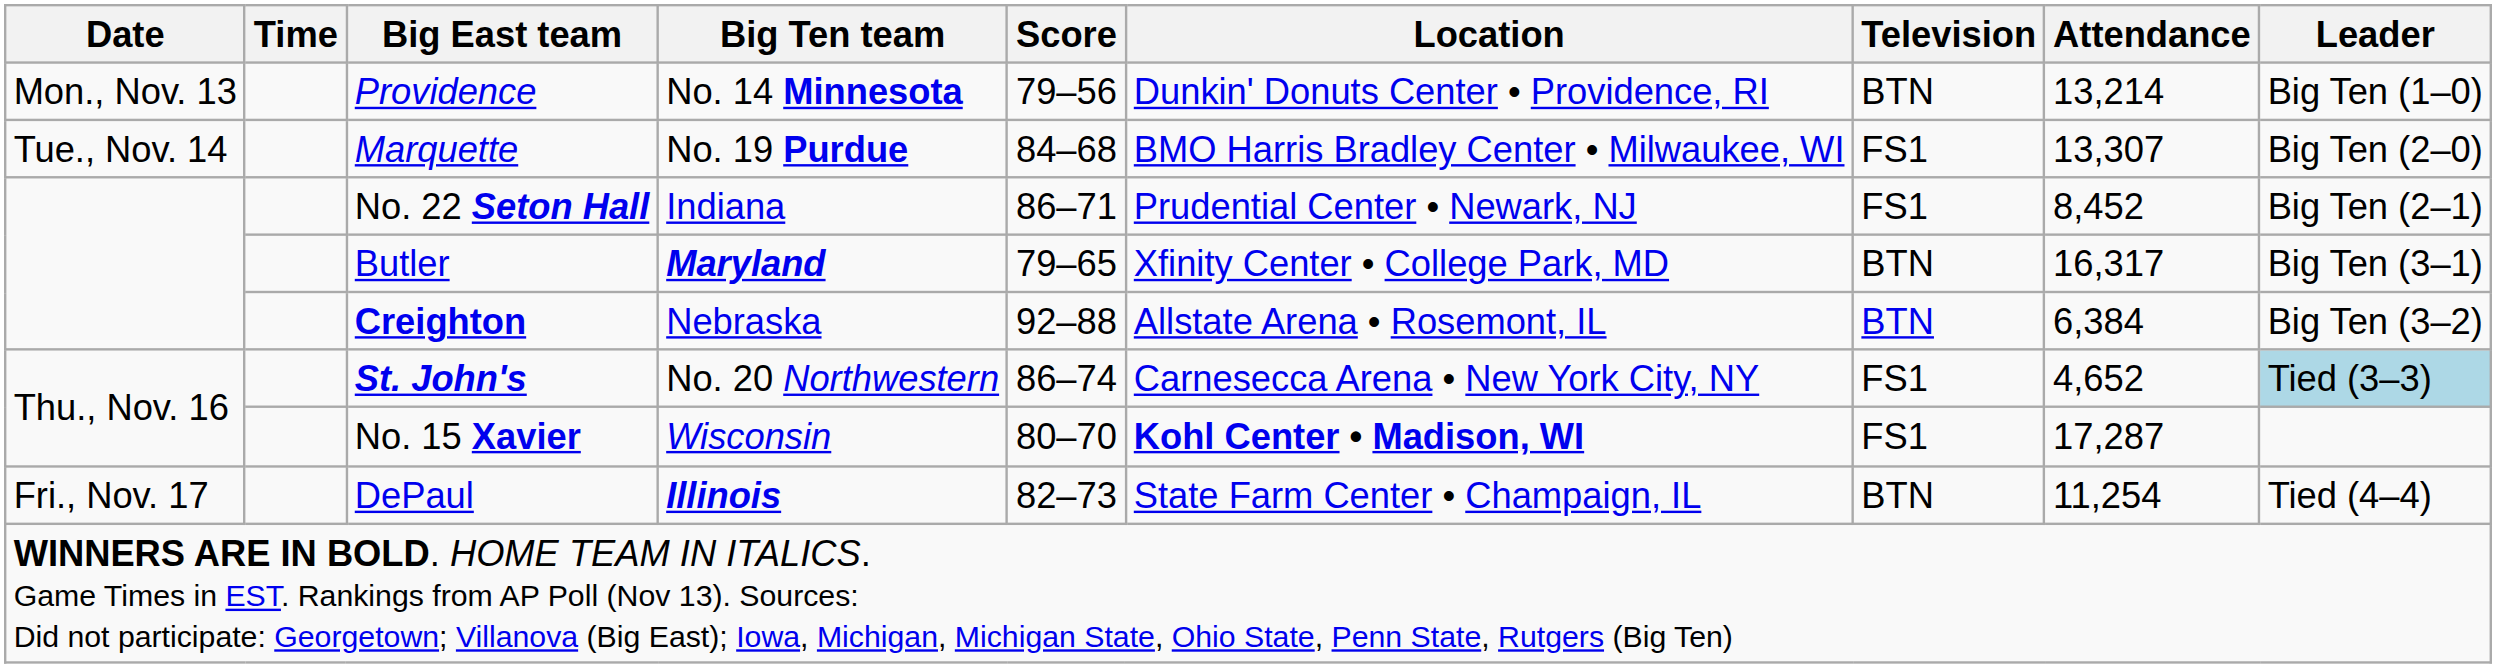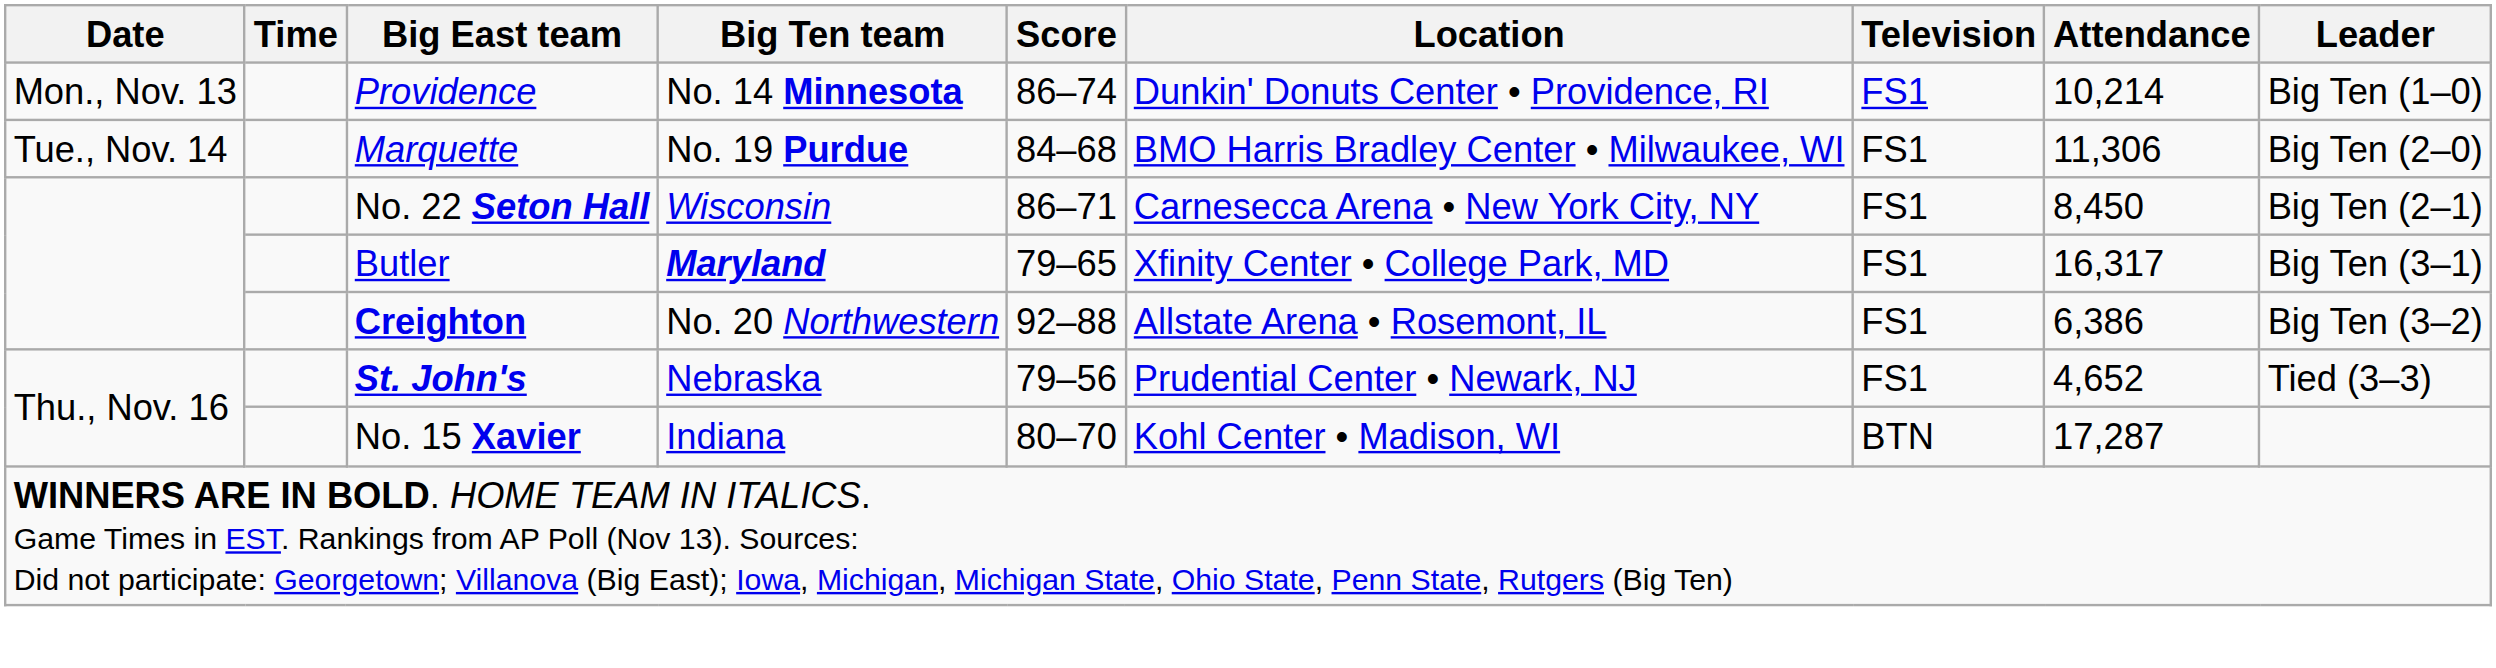(1066, 92) 79–56 -> (1066, 92) 86–74
(1898, 92) BTN -> (1895, 92) FS1
(2109, 92) 13,214 -> (2109, 92) 10,214
(2109, 149) 13,307 -> (2107, 149) 11,306
(726, 207) Indiana -> (749, 207) Wisconsin
(1385, 207) Prudential Center • Newark, NJ -> (1446, 207) Carnesecca Arena • New York City, NY
(2099, 207) 8,452 -> (2099, 207) 8,450
(1898, 264) BTN -> (1895, 264) FS1
(744, 322) Nebraska -> (833, 322) No. 20 Northwestern
(1898, 322) BTN -> (1895, 322) FS1
(2099, 322) 6,384 -> (2099, 322) 6,386
(833, 379) No. 20 Northwestern -> (744, 379) Nebraska
(1066, 379) 86–74 -> (1066, 379) 79–56
(1446, 379) Carnesecca Arena • New York City, NY -> (1385, 379) Prudential Center • Newark, NJ
(2350, 379) lightblue background -> (2350, 379) no background
(749, 437) Wisconsin -> (726, 437) Indiana
(1359, 437) bold -> (1347, 437) normal
(1895, 437) FS1 -> (1898, 437) BTN
- row: (414, 494)
